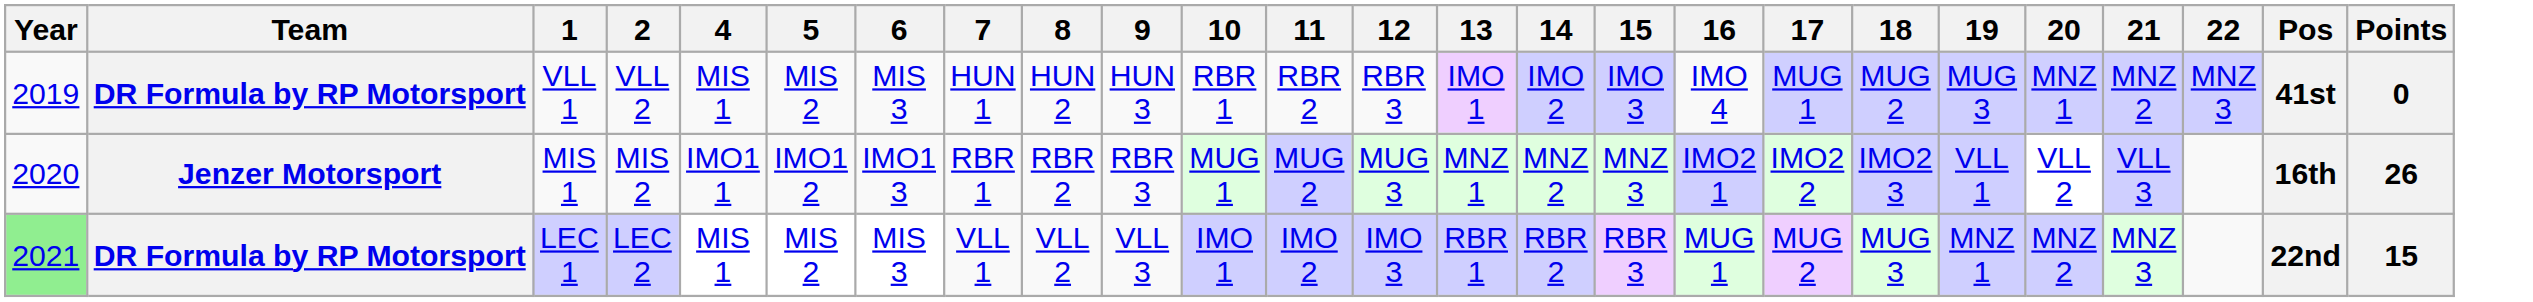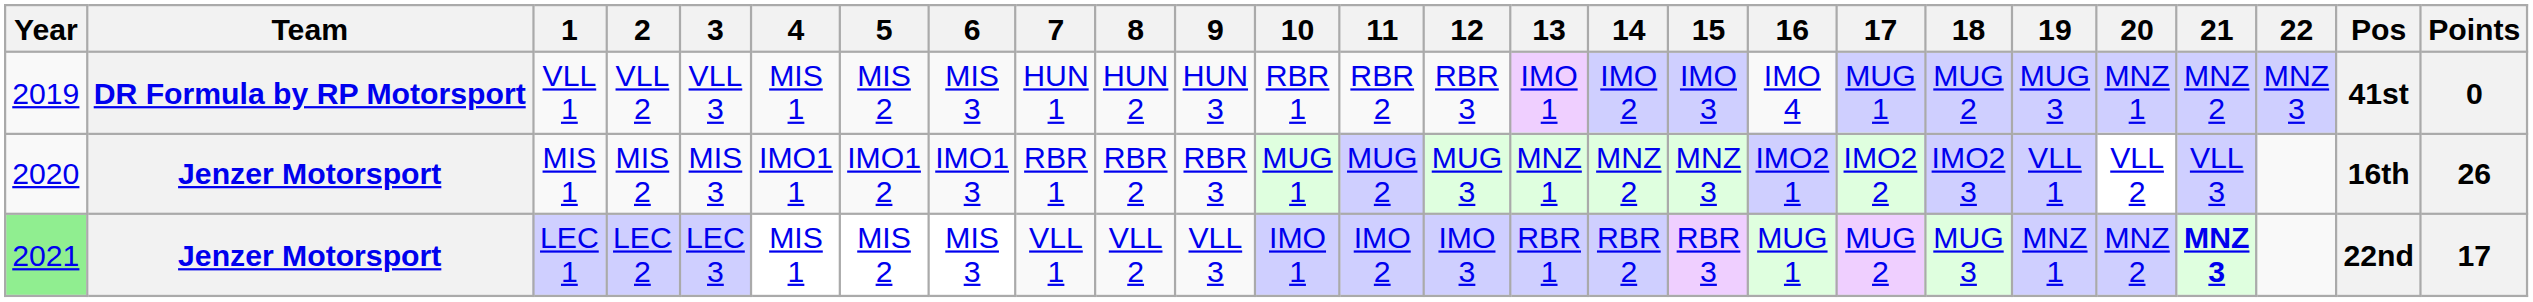+ column: (715, 28)
(310, 255) DR Formula by RP Motorsport -> (310, 255) Jenzer Motorsport
(2144, 255) normal -> (2217, 255) bold
(2401, 255) 15 -> (2474, 255) 17
